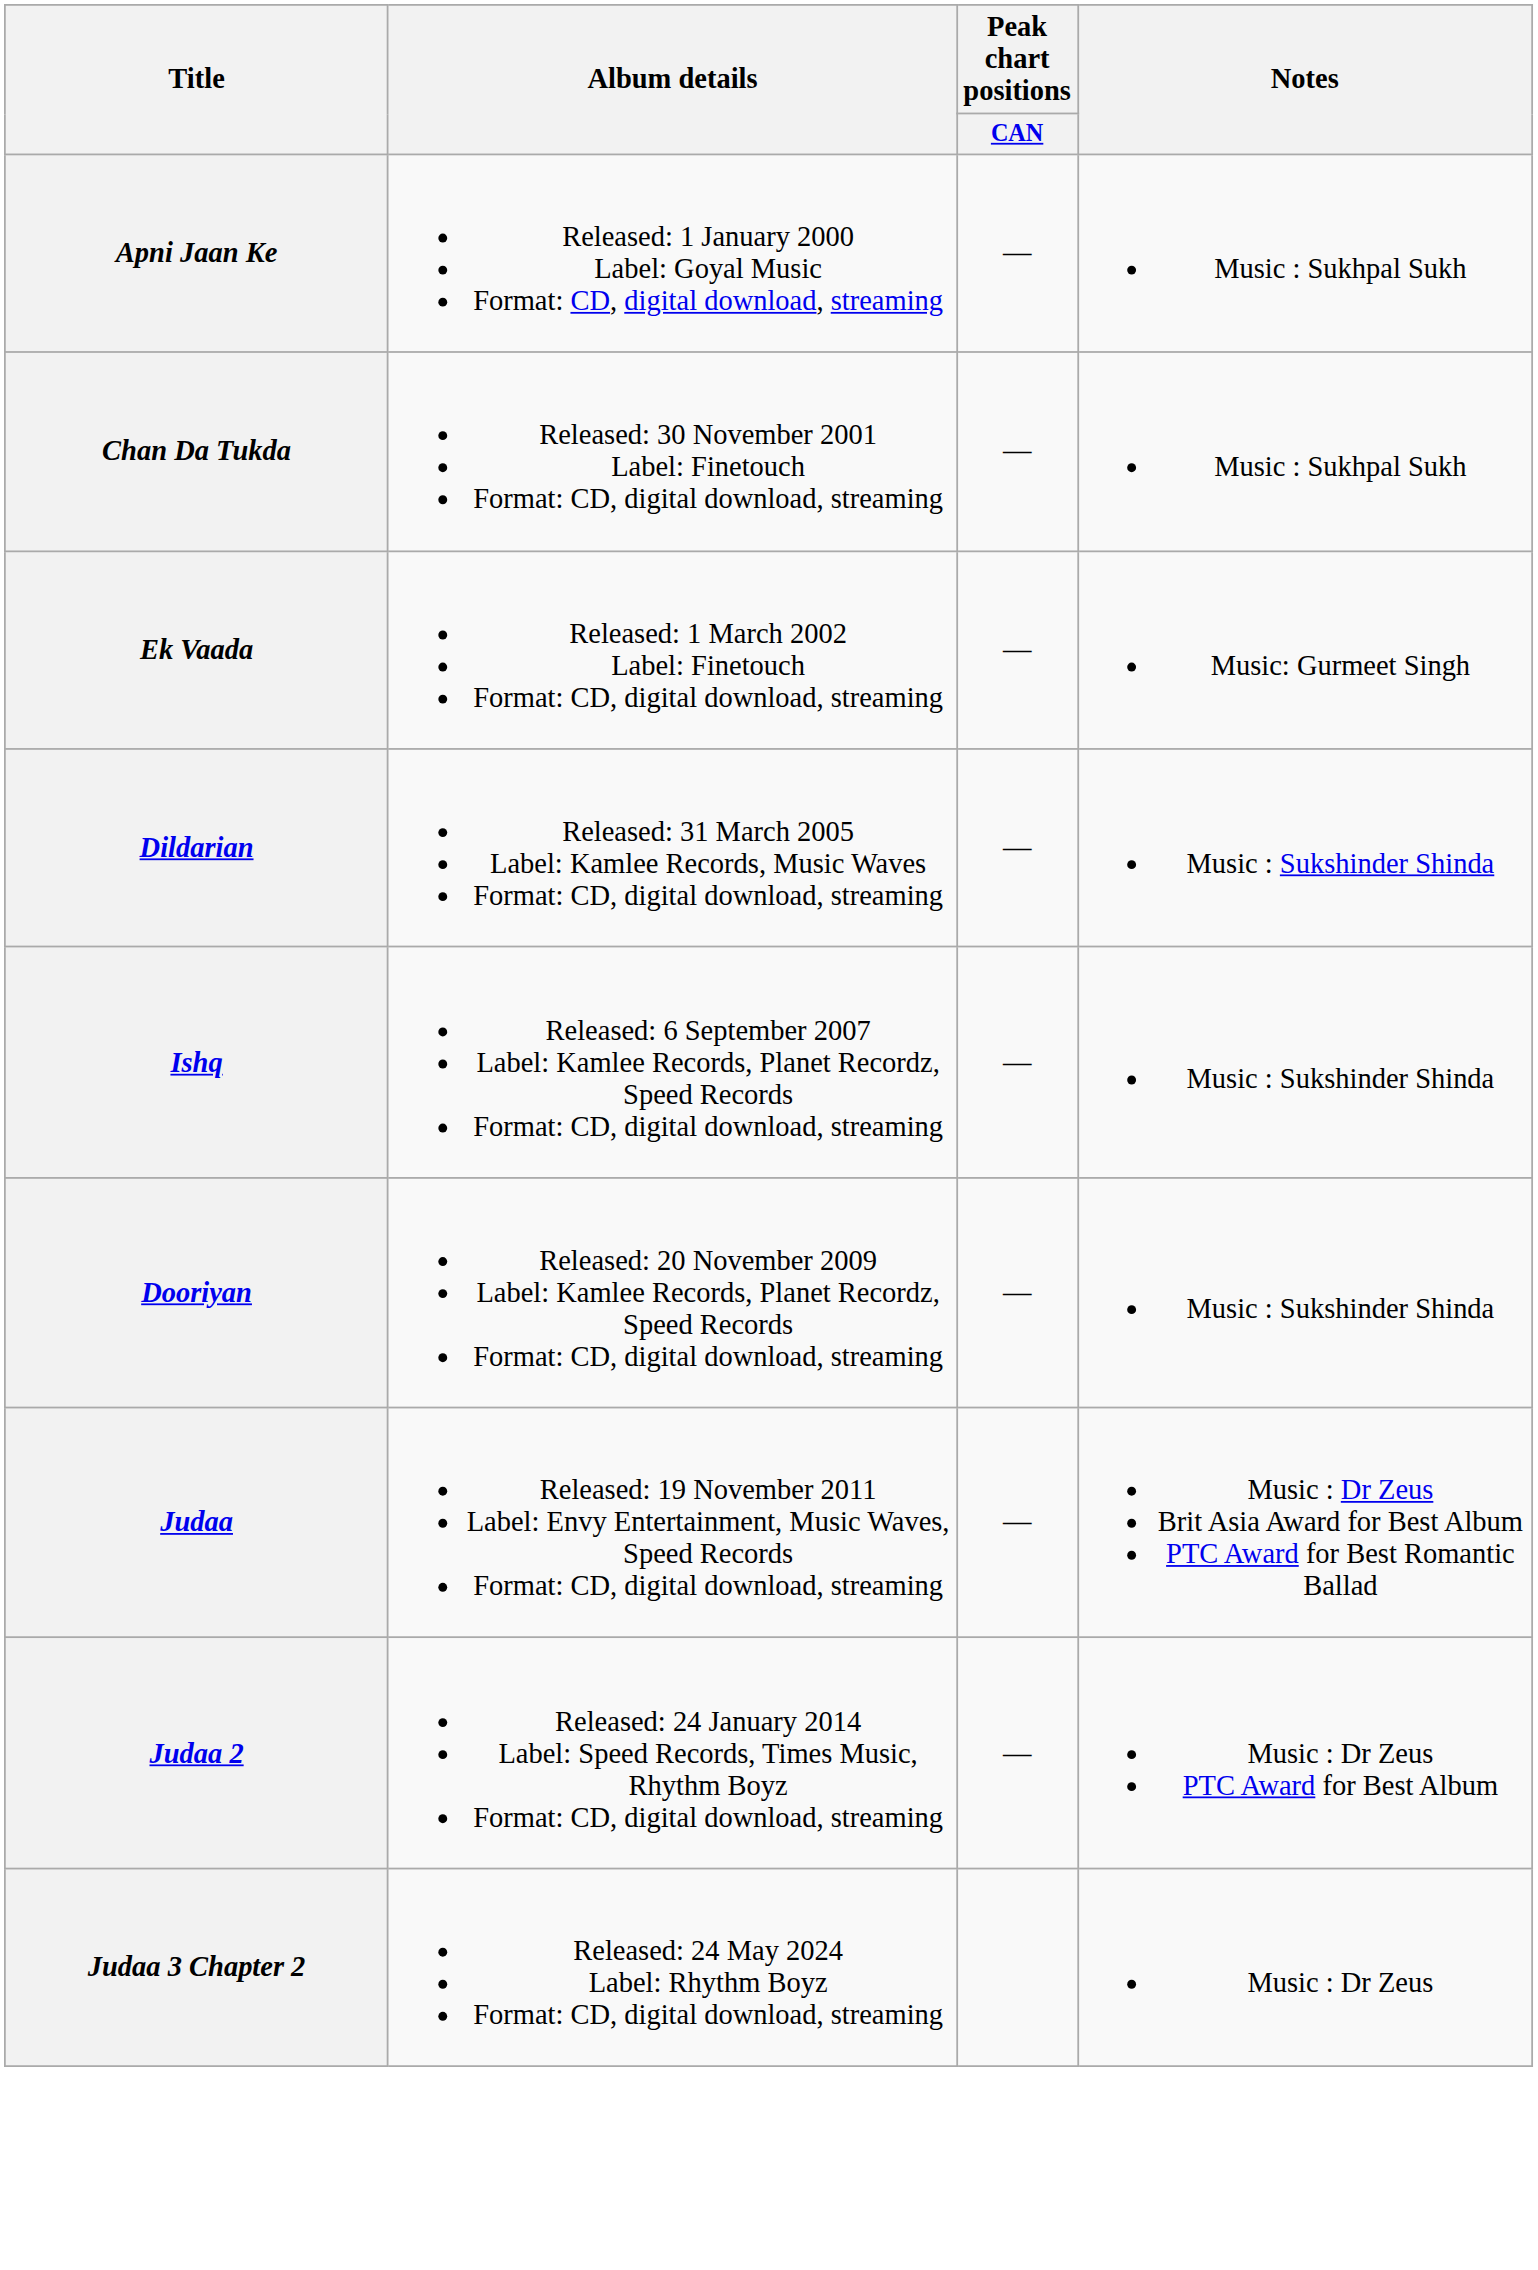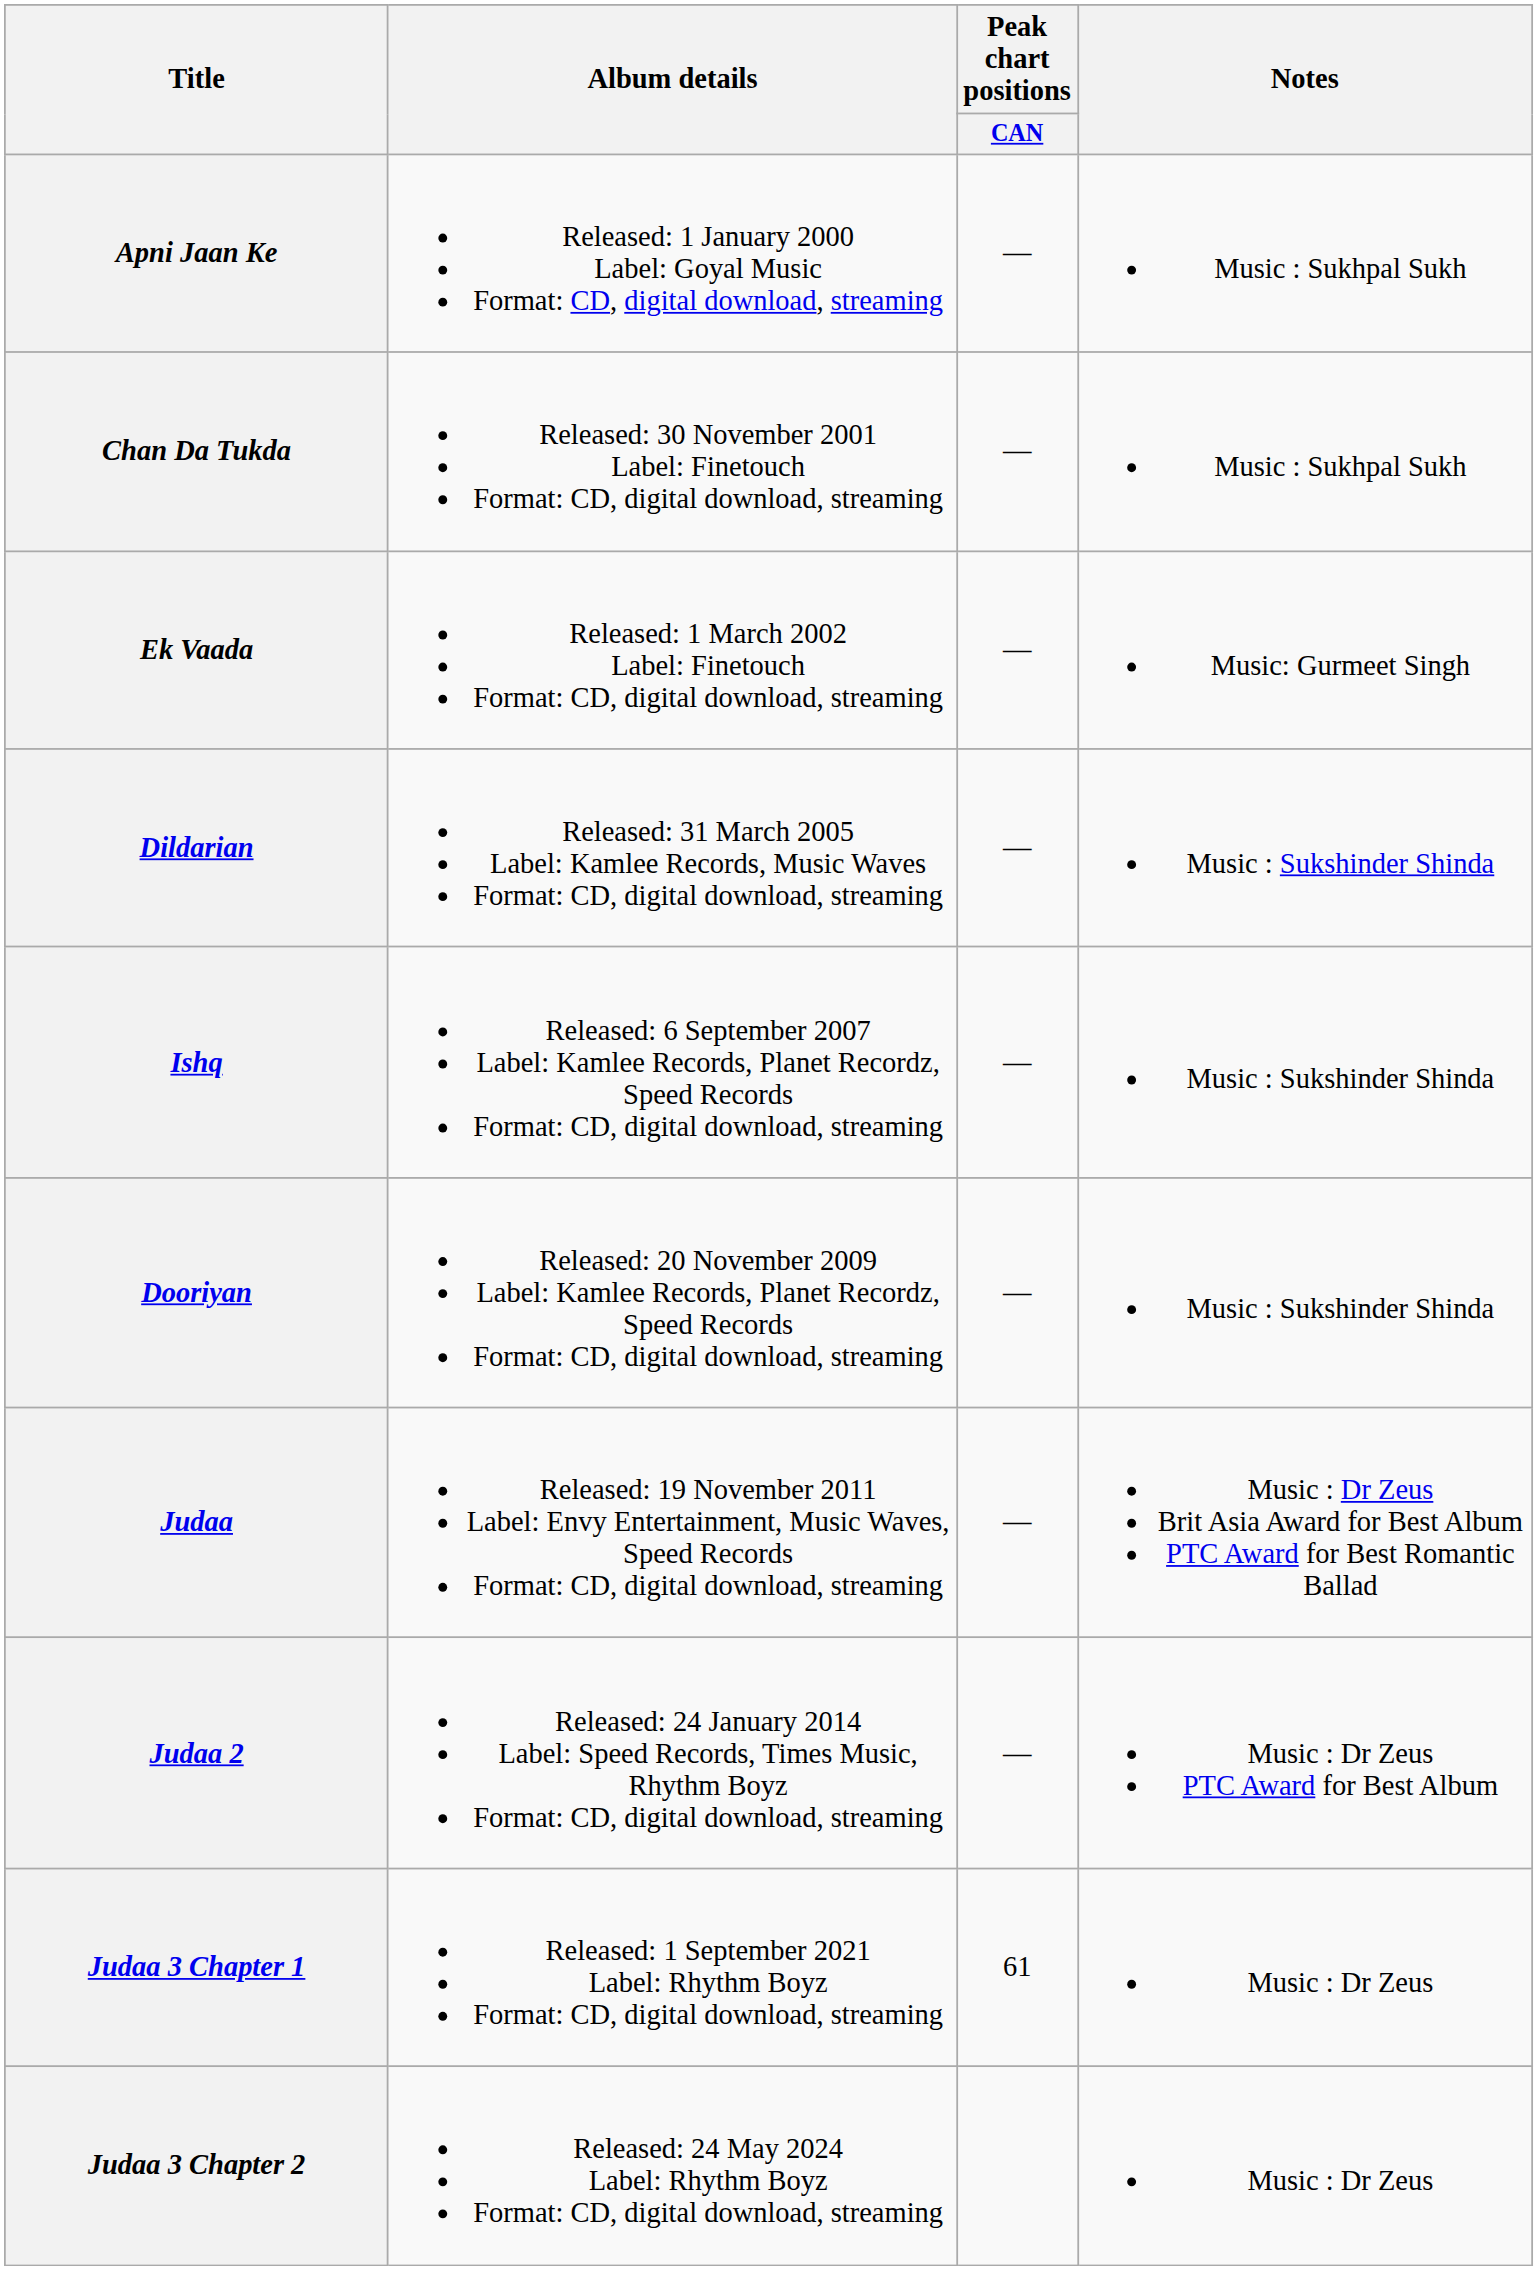+ row: (197, 1966)
